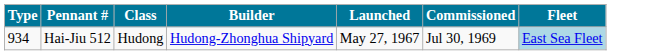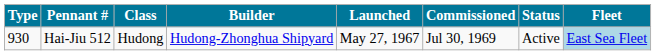+ column: (541, 15)
(18, 38) 934 -> (18, 38) 930
